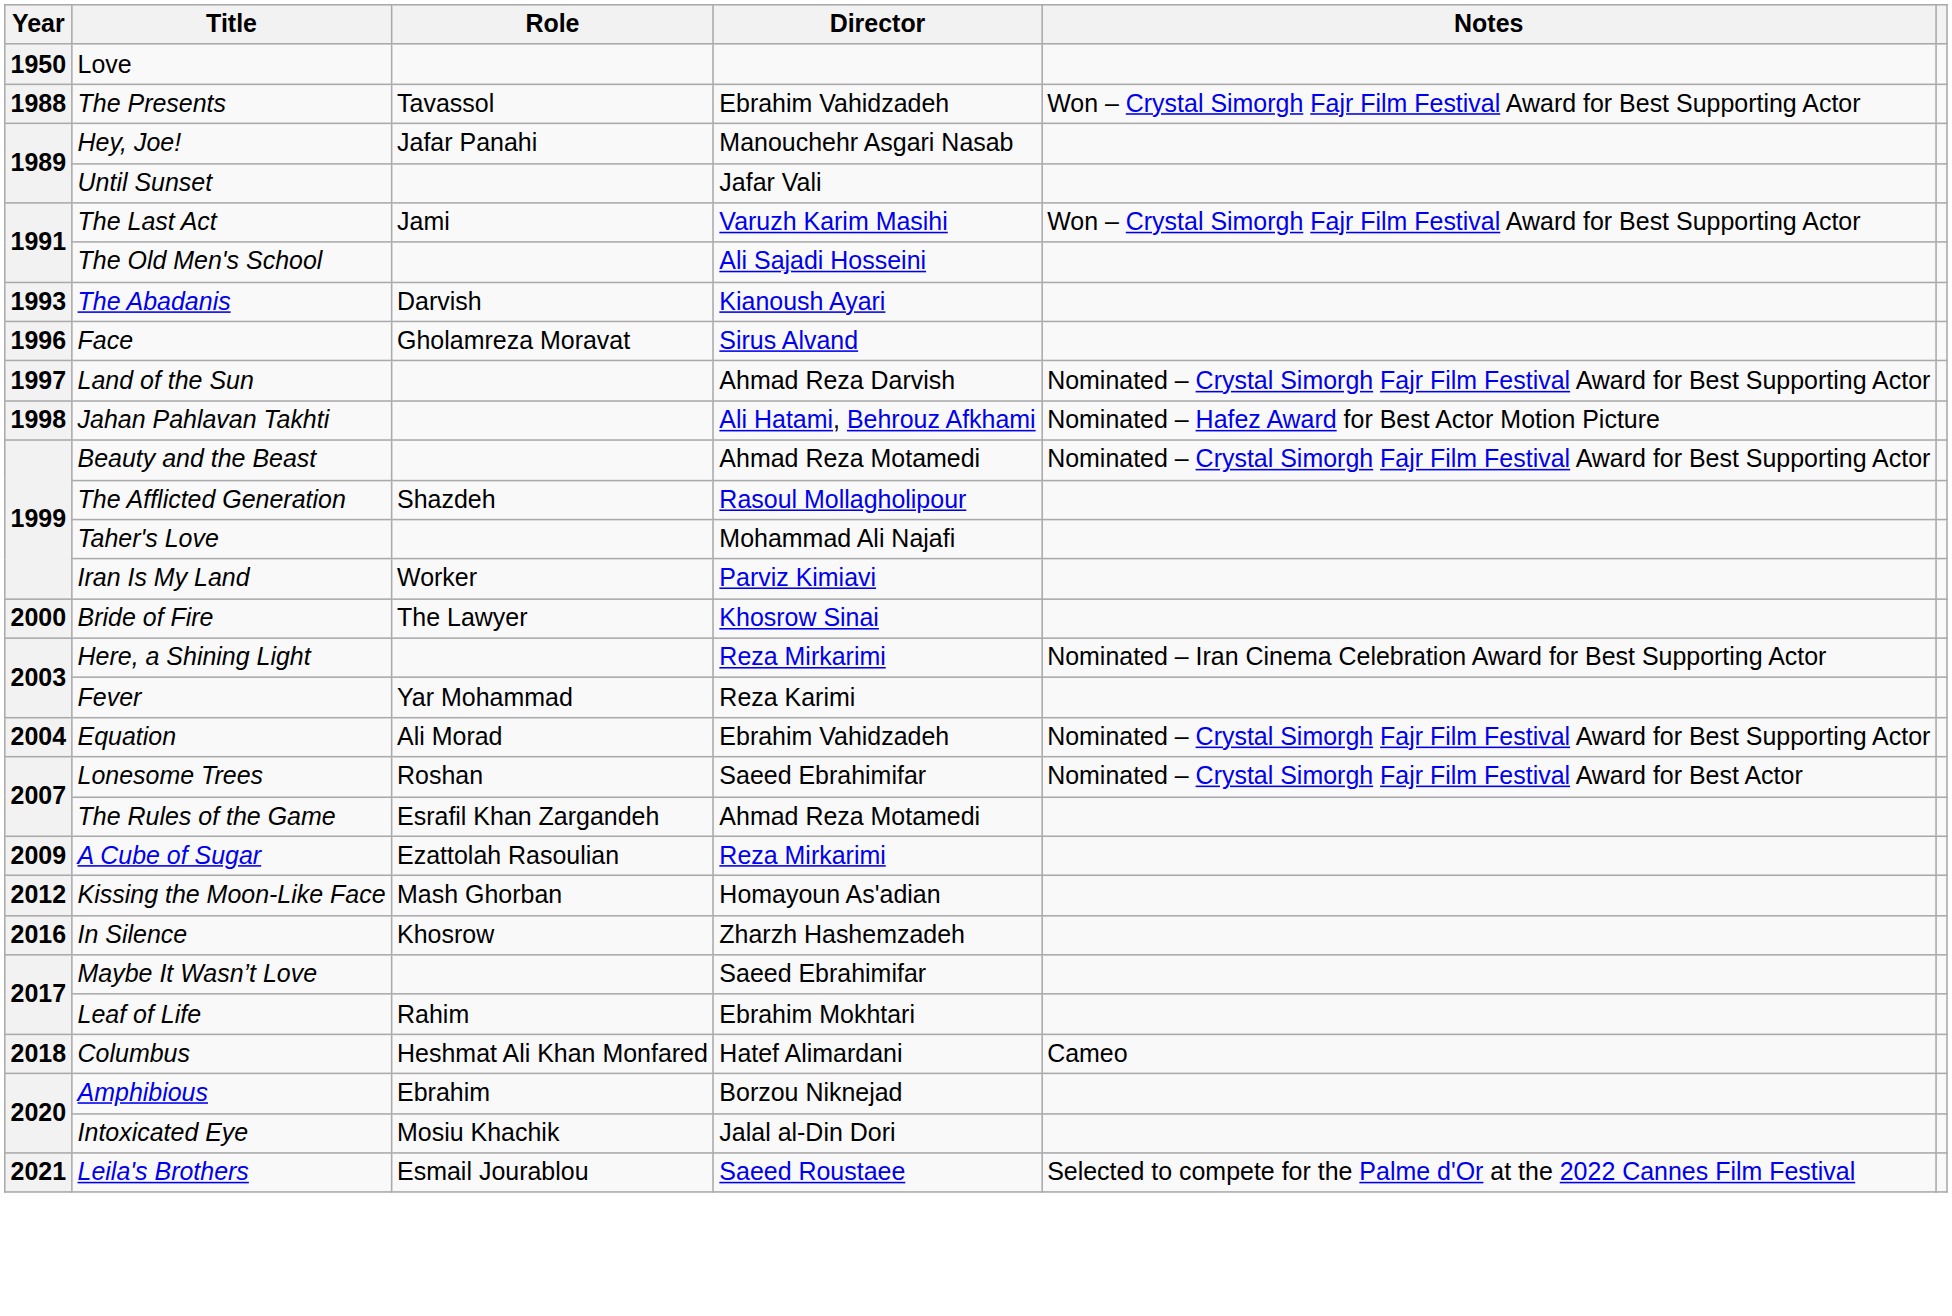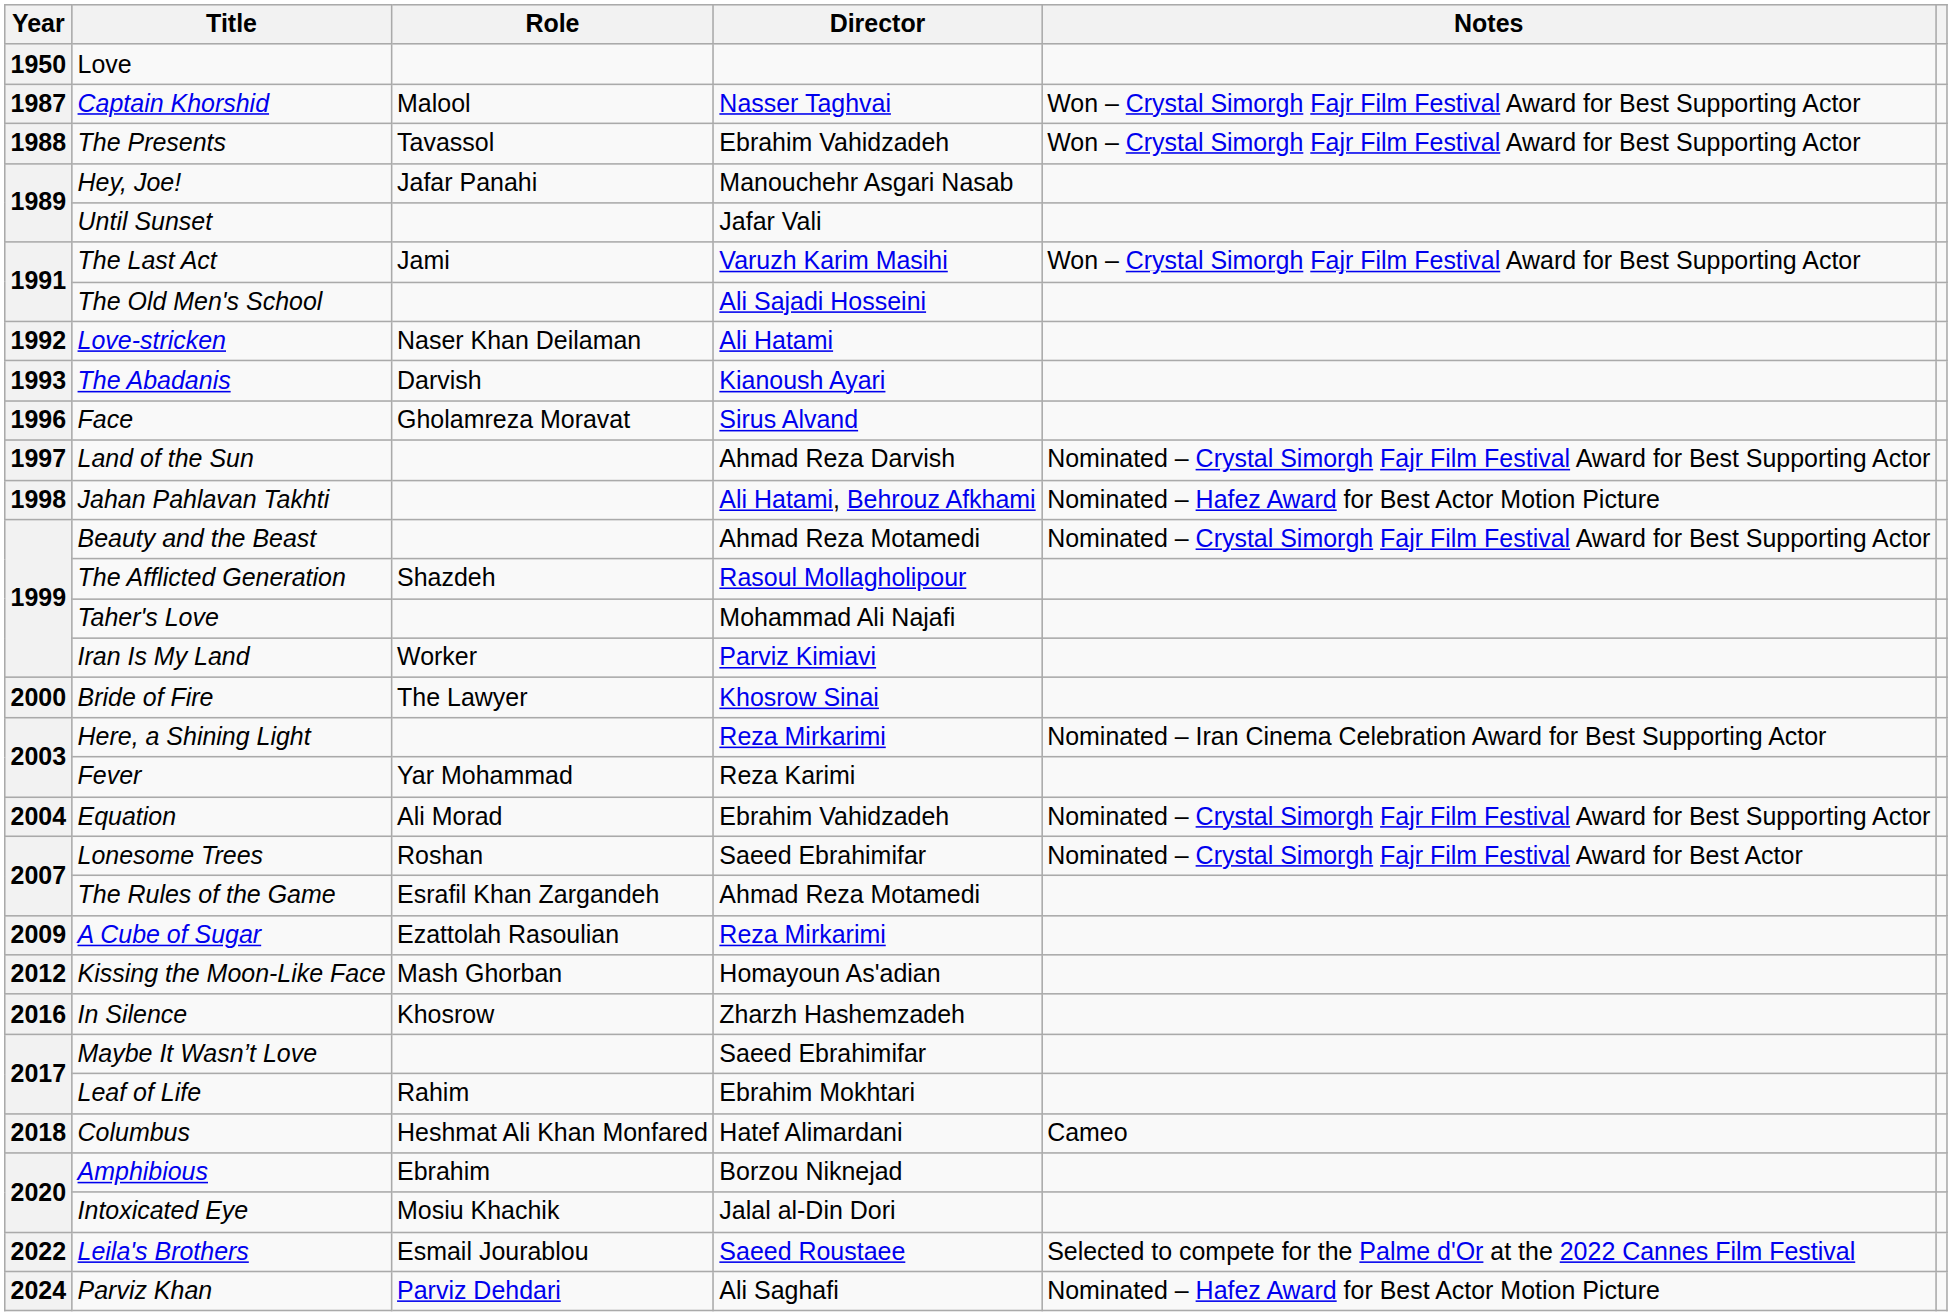+ row: (173, 103)
+ row: (152, 340)
(38, 1172) 2021 -> (38, 1251) 2022
+ row: (145, 1291)
